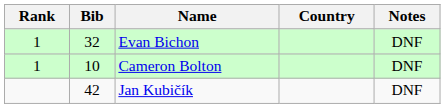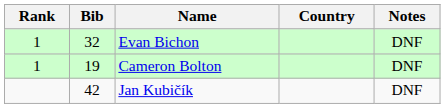(92, 66) 10 -> (92, 66) 19
